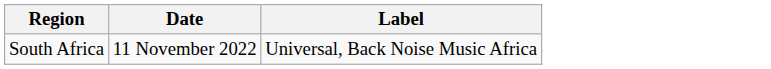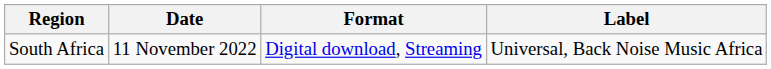+ column: (374, 19)
